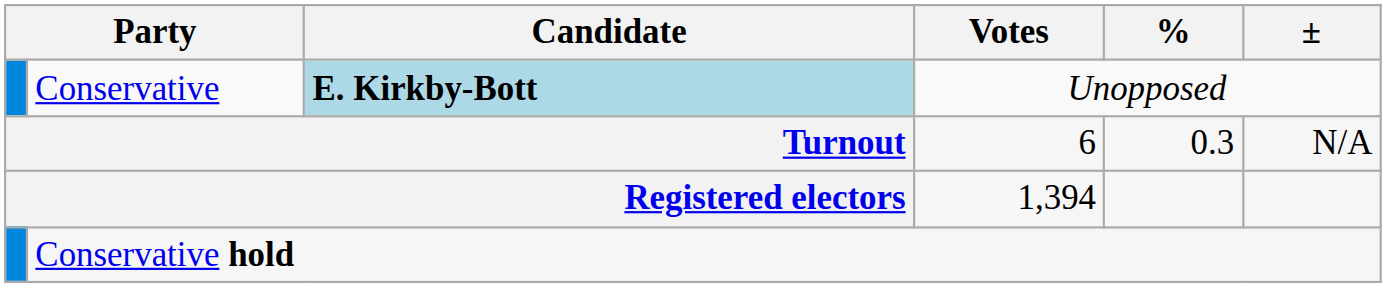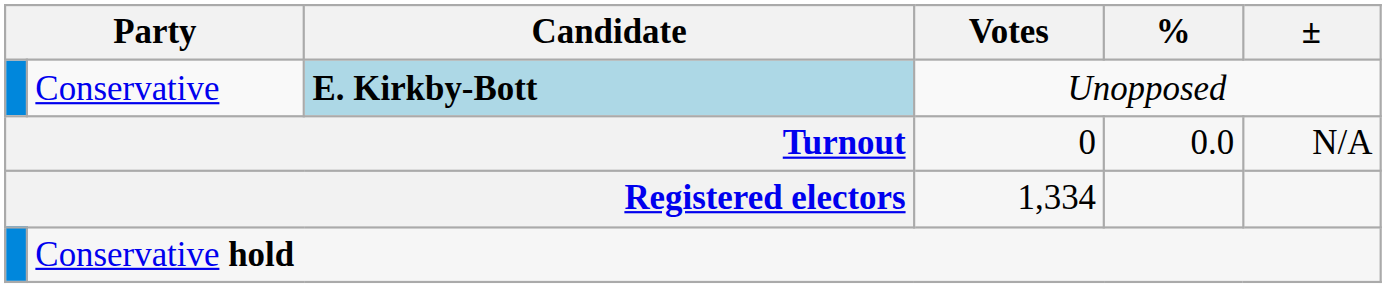(1087, 142) 6 -> (1087, 142) 0
(1212, 142) 0.3 -> (1212, 142) 0.0
(1057, 198) 1,394 -> (1057, 198) 1,334
